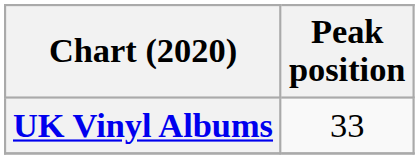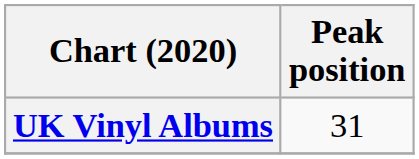(347, 125) 33 -> (347, 125) 31
